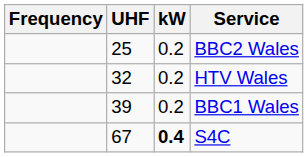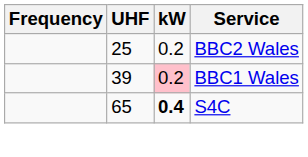- row: (241, 78)
(171, 107) no background -> (171, 78) pink background
(122, 136) 67 -> (122, 107) 65
